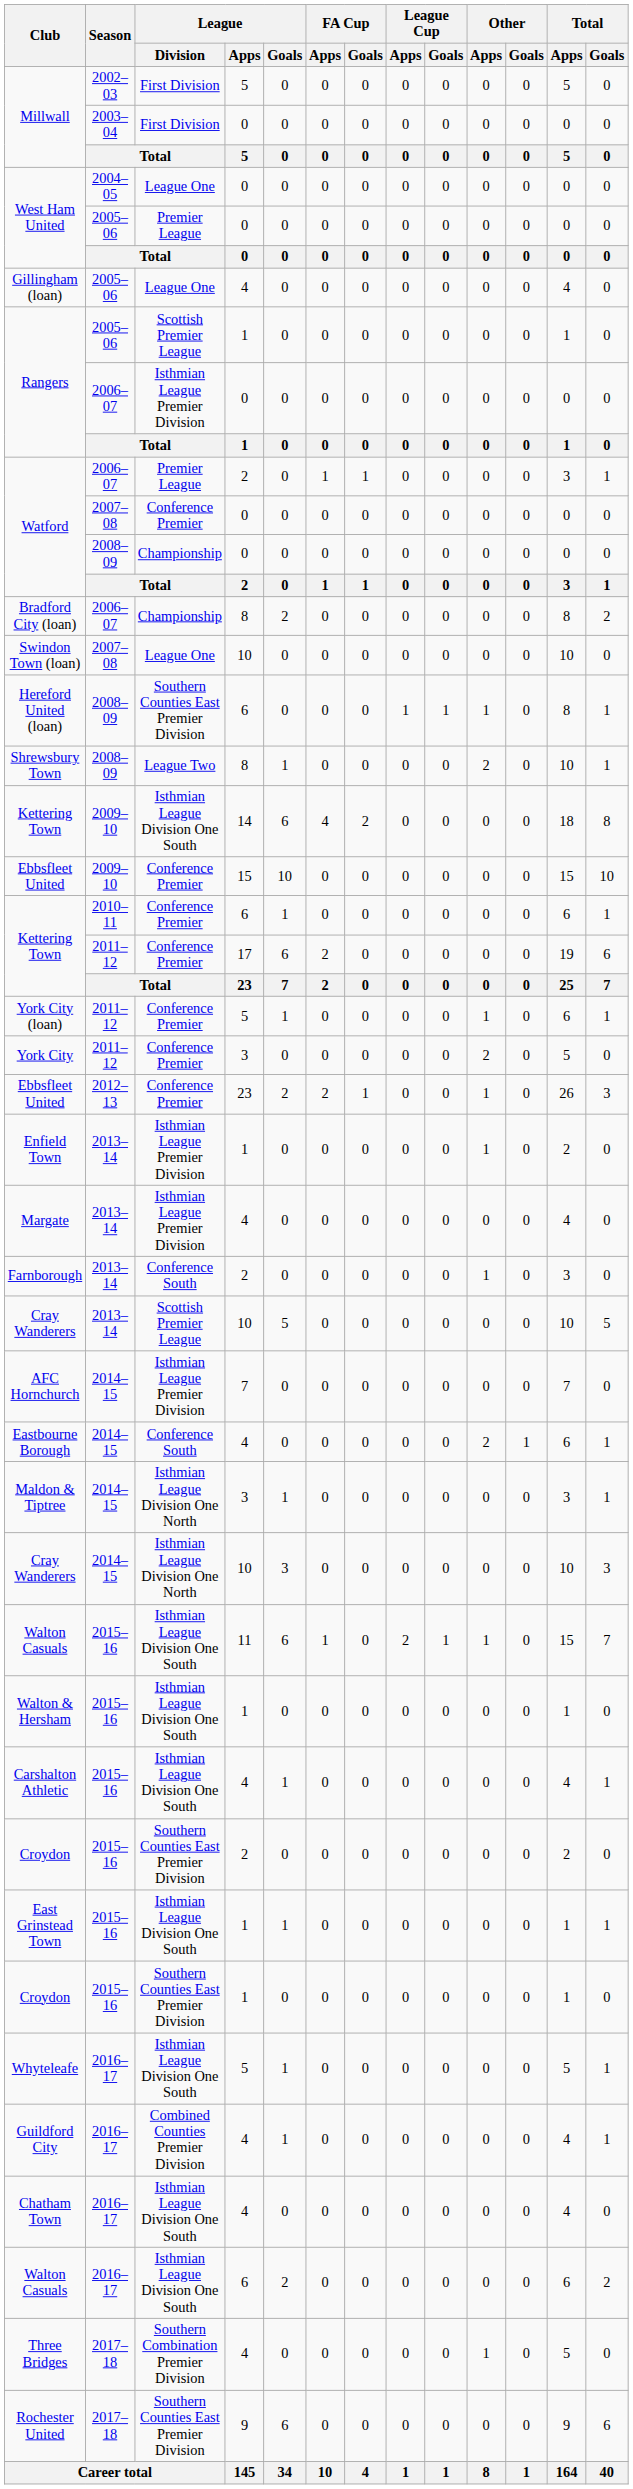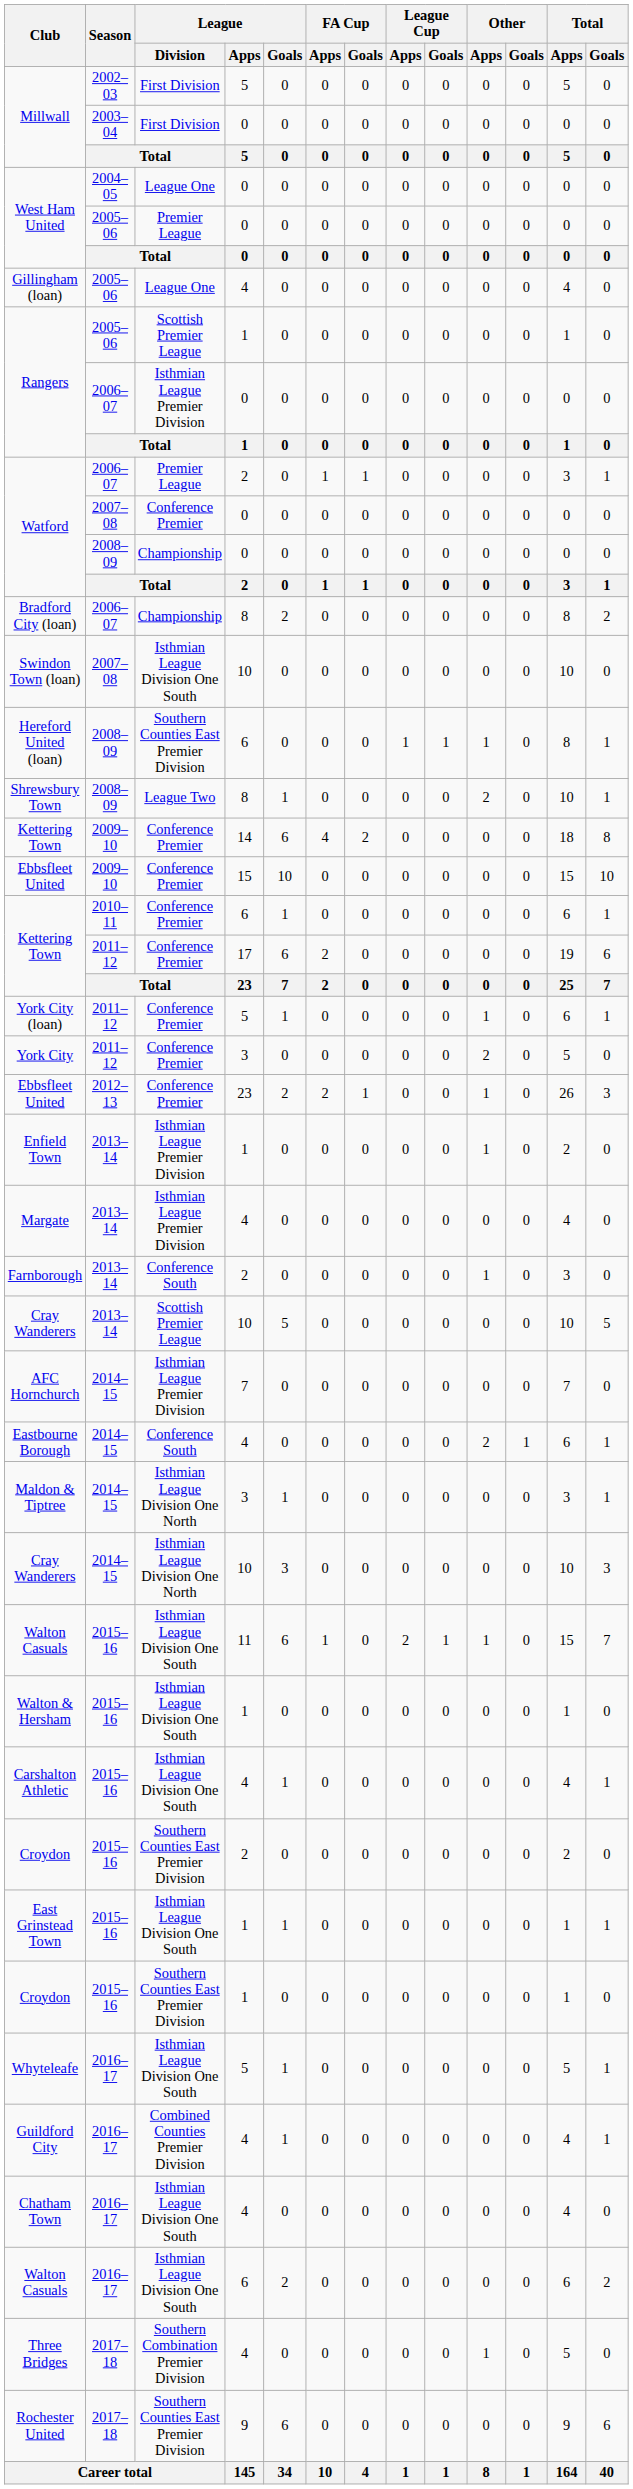(180, 655) League One -> (180, 671) Isthmian League Division One South
(180, 820) Isthmian League Division One South -> (180, 837) Conference Premier
